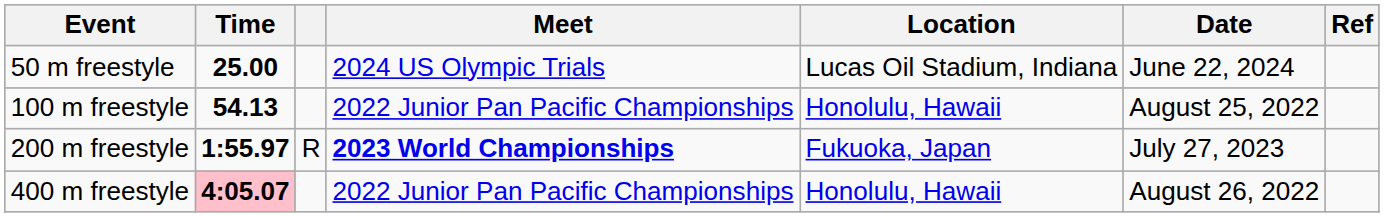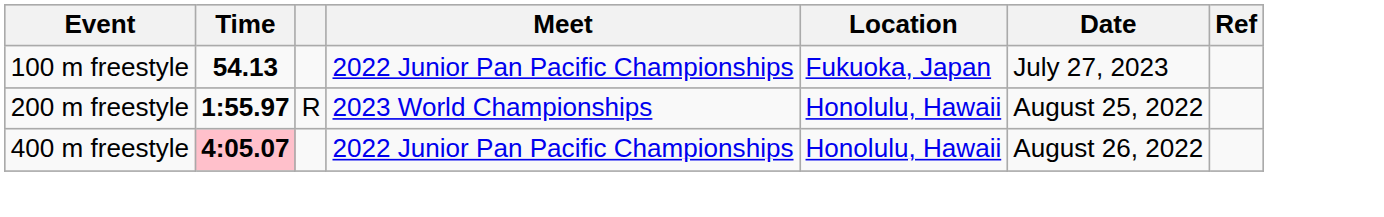- row: (93, 66)
(903, 107) Honolulu, Hawaii -> (898, 66) Fukuoka, Japan
(1224, 107) August 25, 2022 -> (1091, 66) July 27, 2023
(503, 149) bold -> (492, 107) normal
(898, 149) Fukuoka, Japan -> (903, 107) Honolulu, Hawaii
(1207, 149) July 27, 2023 -> (1108, 107) August 25, 2022
